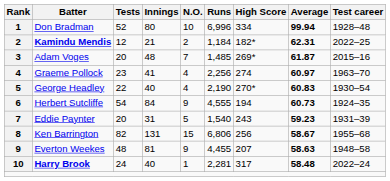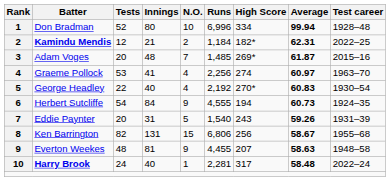(121, 73) 23 -> (121, 73) 53
(219, 88) 2,190 -> (219, 88) 2,192
(303, 118) 59.23 -> (303, 118) 59.26
